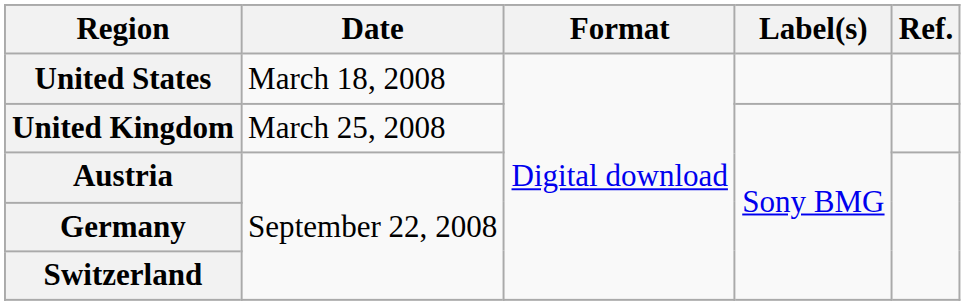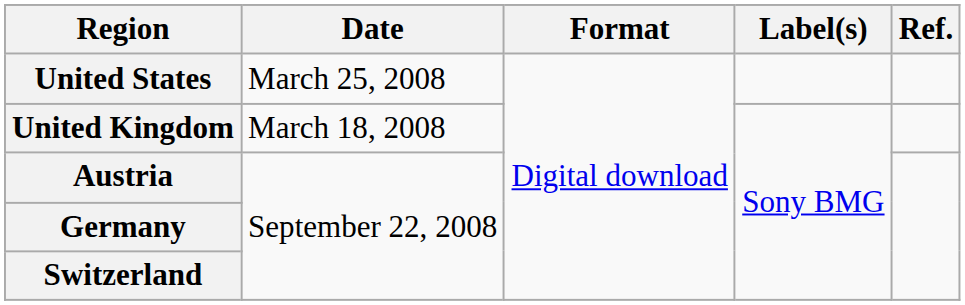(347, 78) March 18, 2008 -> (347, 78) March 25, 2008
(347, 127) March 25, 2008 -> (347, 127) March 18, 2008
